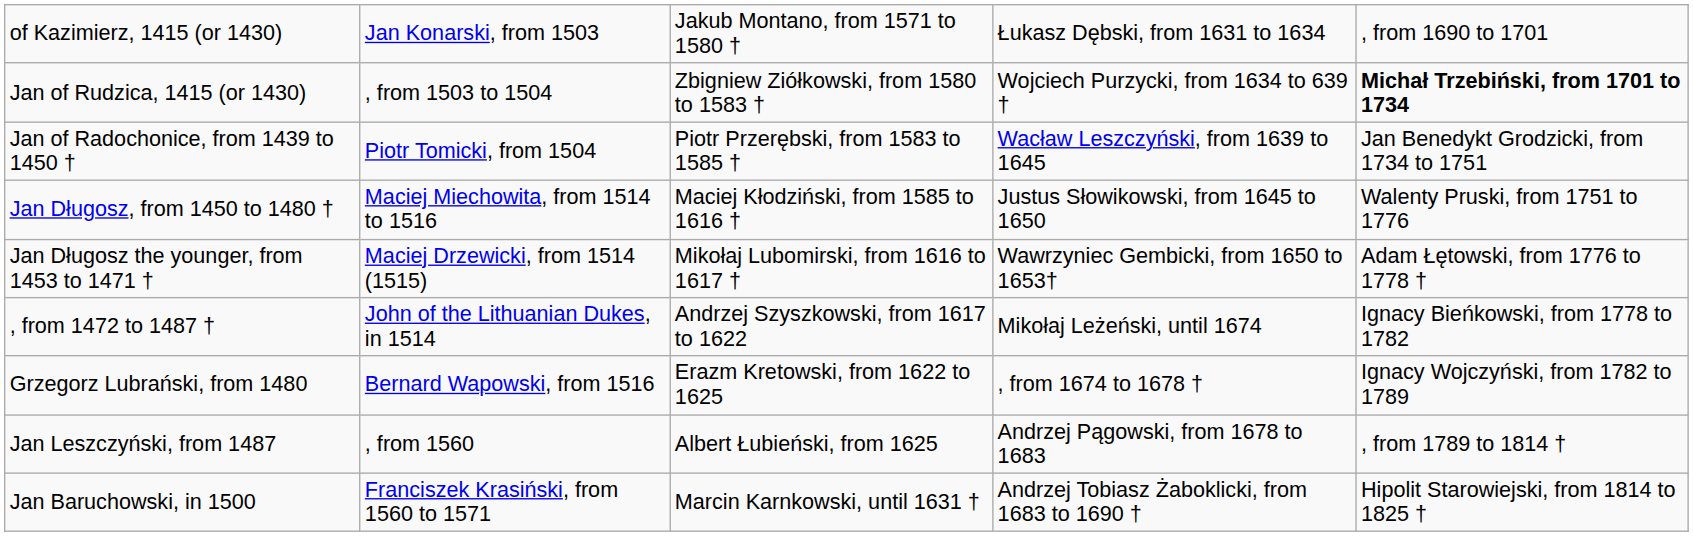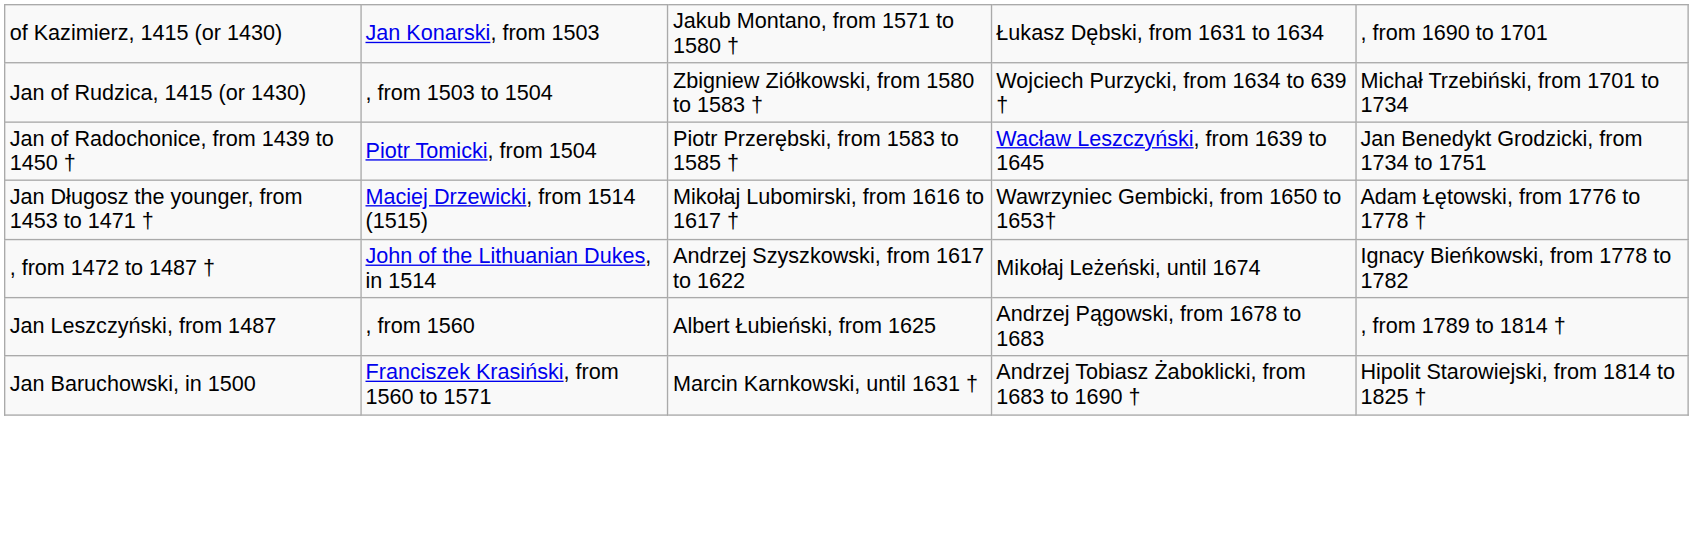(1521, 92) bold -> (1510, 92) normal
- row: (172, 209)
- row: (159, 385)
